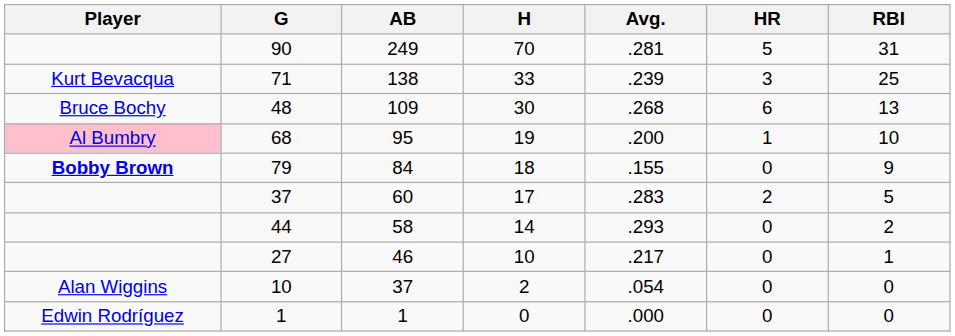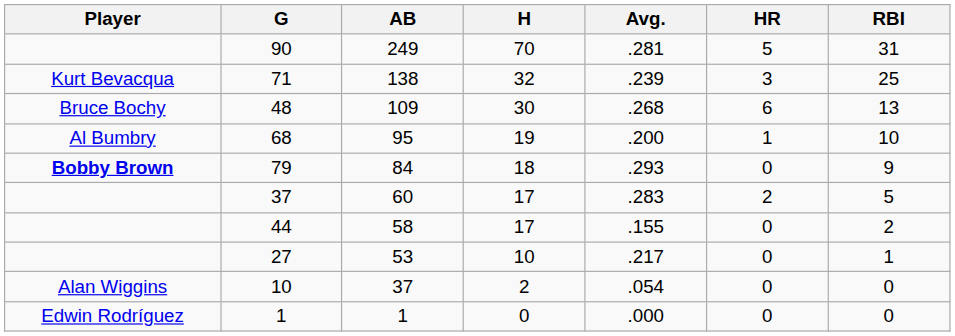(524, 78) 33 -> (524, 78) 32
(113, 138) pink background -> (113, 138) no background
(646, 167) .155 -> (646, 167) .293
(524, 227) 14 -> (524, 227) 17
(646, 227) .293 -> (646, 227) .155
(403, 256) 46 -> (403, 256) 53
